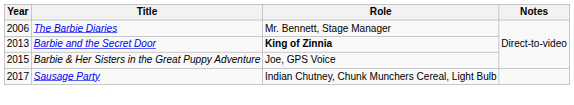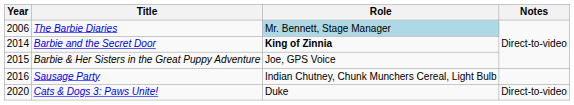(328, 28) no background -> (328, 28) lightblue background
(18, 44) 2013 -> (18, 44) 2014
(18, 76) 2017 -> (18, 76) 2016
+ row: (96, 92)
